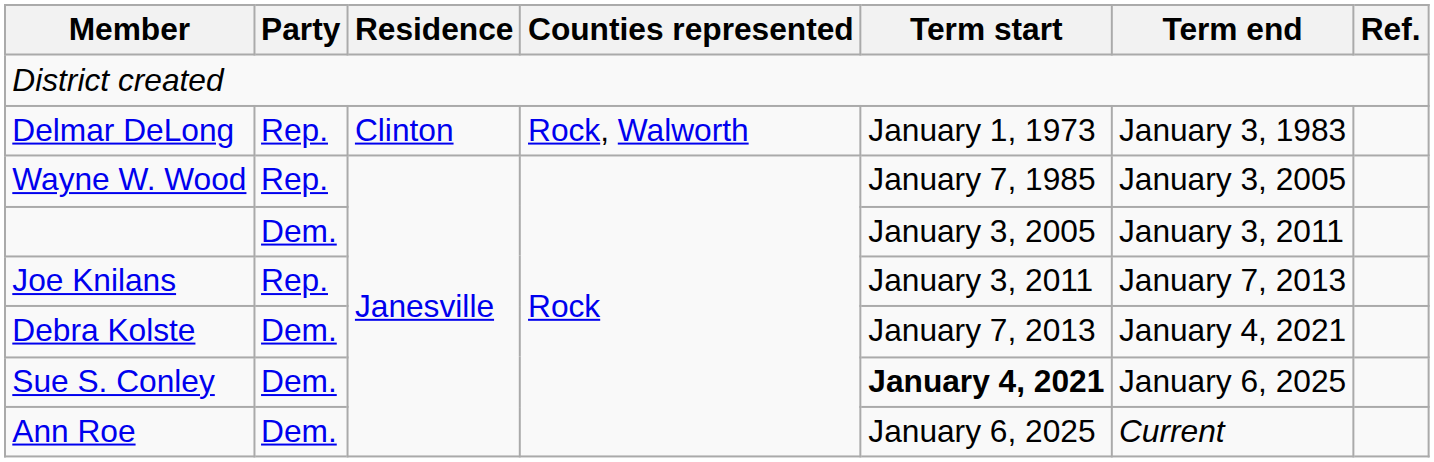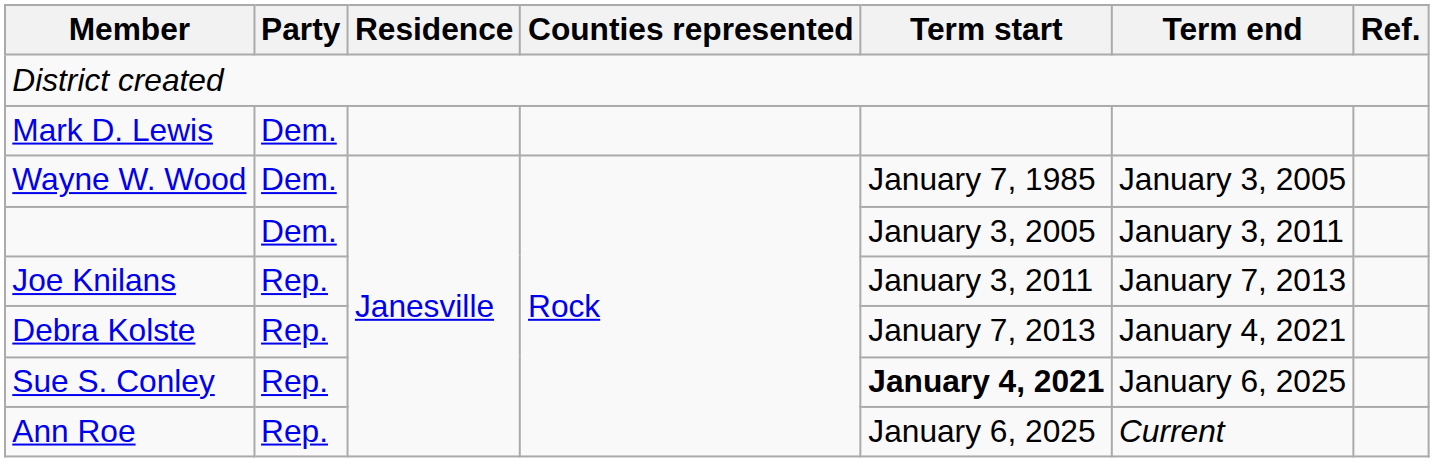- row: (123, 130)
+ row: (113, 130)
(295, 180) Rep. -> (299, 180) Dem.
(299, 331) Dem. -> (295, 331) Rep.
(299, 381) Dem. -> (295, 381) Rep.
(299, 431) Dem. -> (295, 431) Rep.
